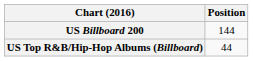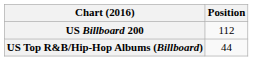(227, 30) 144 -> (227, 30) 112
